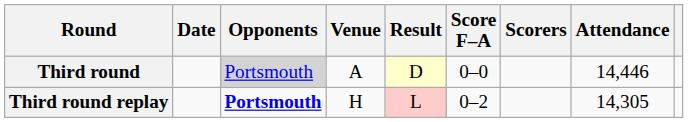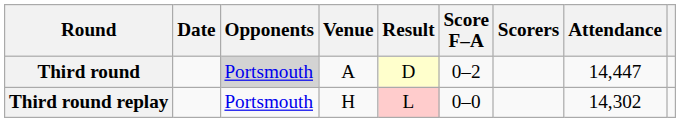(474, 71) 0–0 -> (466, 71) 0–2
(622, 71) 14,446 -> (615, 71) 14,447
(273, 102) bold -> (269, 102) normal
(474, 102) 0–2 -> (466, 102) 0–0
(622, 102) 14,305 -> (615, 102) 14,302
